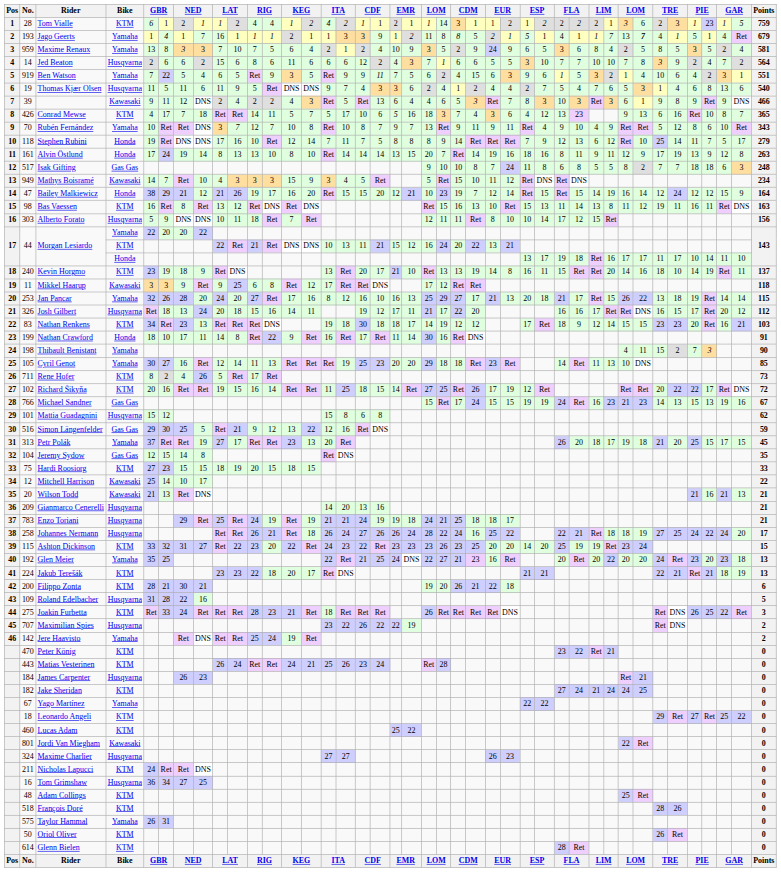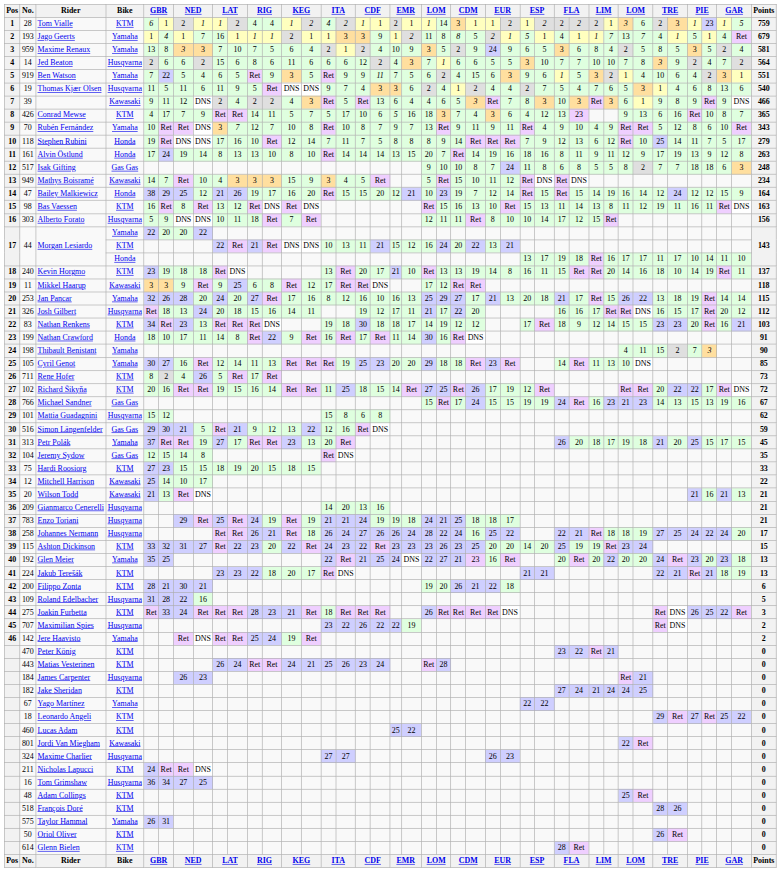(643, 36) bold -> (643, 36) normal
(203, 115) 18 -> (203, 115) 9
(183, 193) 21 -> (183, 193) 25
(203, 272) 9 -> (203, 272) 18
(183, 429) 25 -> (183, 429) 21
